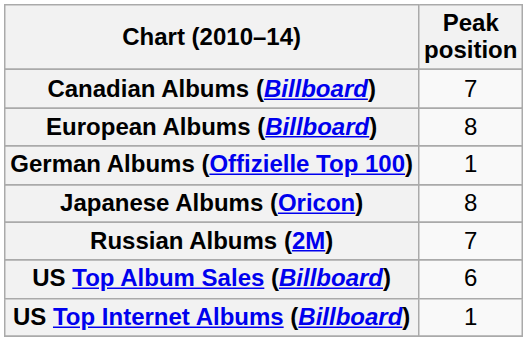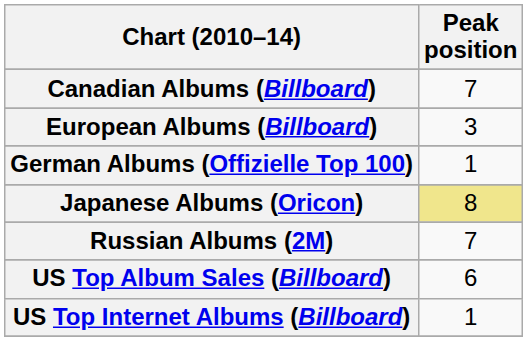(471, 126) 8 -> (471, 126) 3
(471, 202) no background -> (471, 202) khaki background
